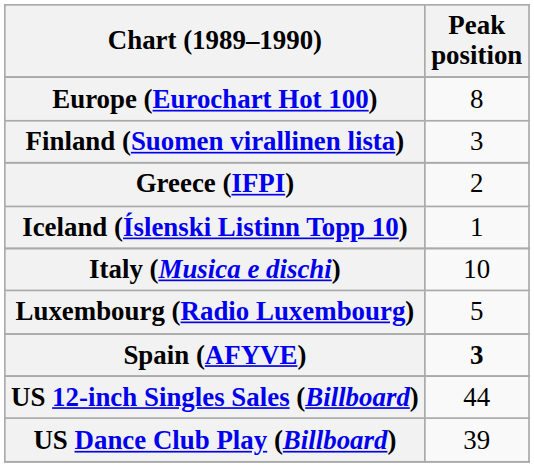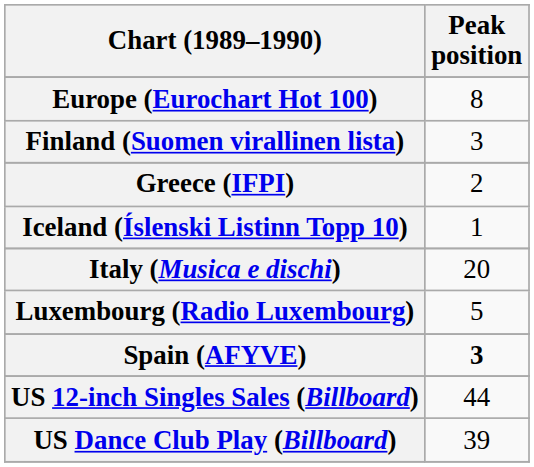(477, 269) 10 -> (477, 269) 20
